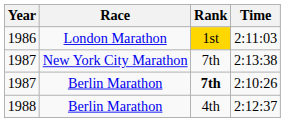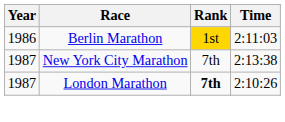(115, 38) London Marathon -> (115, 38) Berlin Marathon
(115, 83) Berlin Marathon -> (115, 83) London Marathon
- row: (256, 106)
